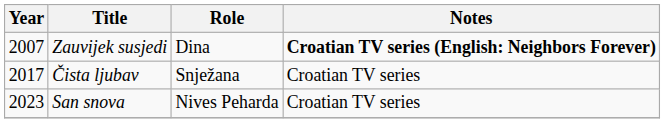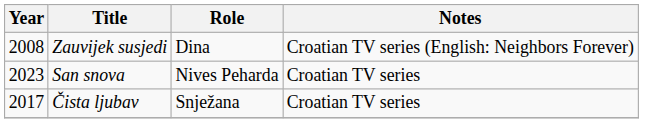(26, 46) 2007 -> (26, 46) 2008
(471, 46) bold -> (460, 46) normal
rows swapped: (96, 74) <-> (89, 103)
